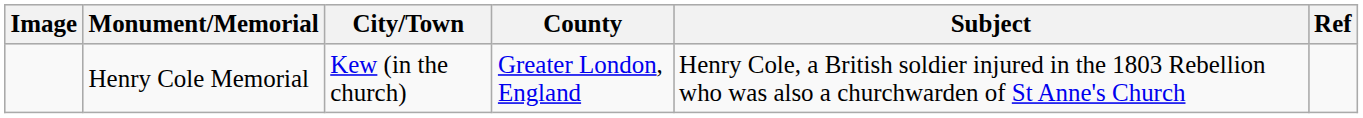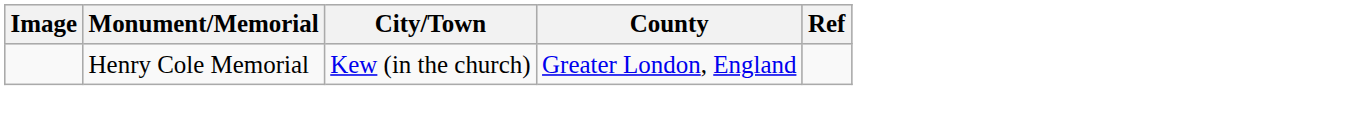- column: (991, 24)
